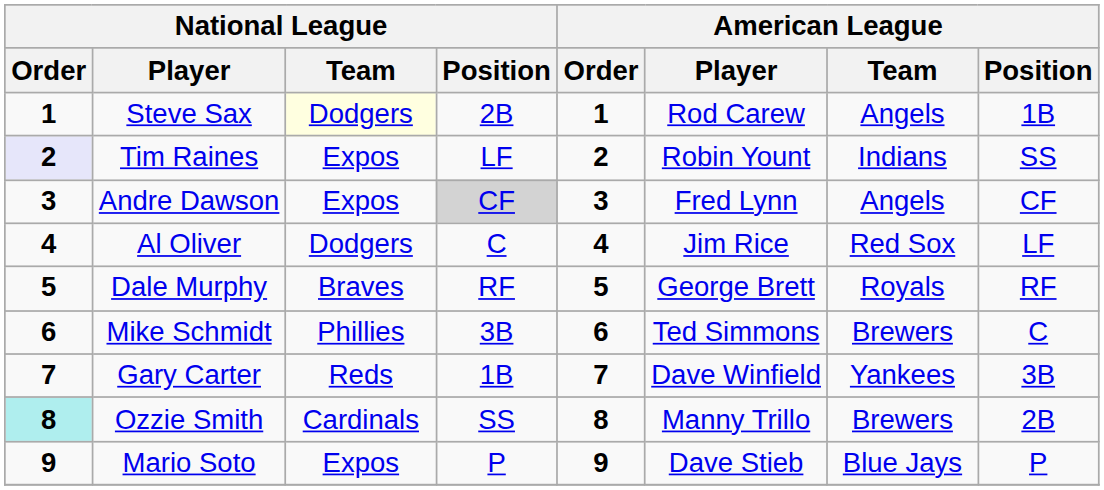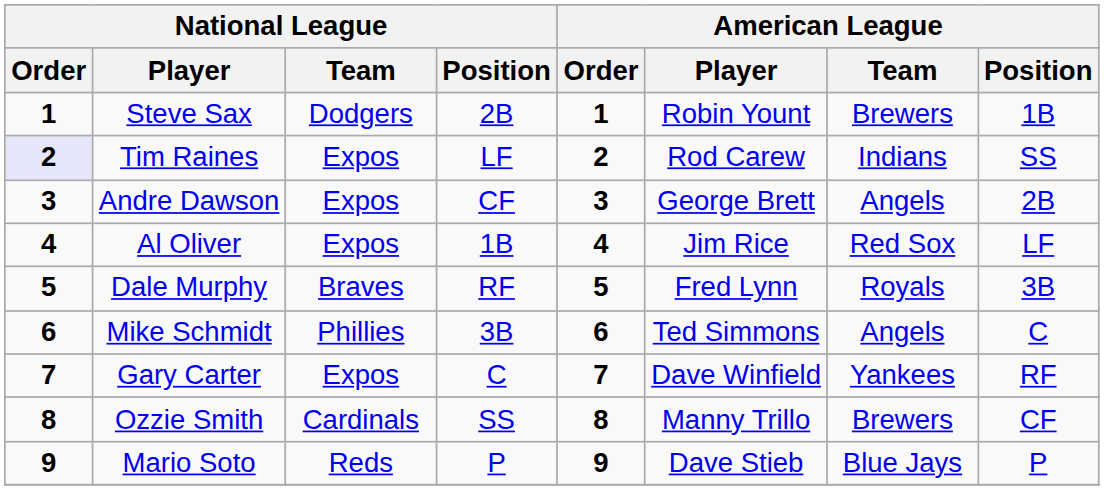(361, 113) lightyellow background -> (361, 113) no background
(736, 113) Rod Carew -> (736, 113) Robin Yount
(902, 113) Angels -> (902, 113) Brewers
(736, 157) Robin Yount -> (736, 157) Rod Carew
(497, 200) lightgrey background -> (497, 200) no background
(736, 200) Fred Lynn -> (736, 200) George Brett
(1038, 200) CF -> (1038, 200) 2B
(361, 244) Dodgers -> (361, 244) Expos
(497, 244) C -> (497, 244) 1B
(736, 288) George Brett -> (736, 288) Fred Lynn
(1038, 288) RF -> (1038, 288) 3B
(902, 331) Brewers -> (902, 331) Angels
(361, 375) Reds -> (361, 375) Expos
(497, 375) 1B -> (497, 375) C
(1038, 375) 3B -> (1038, 375) RF
(49, 419) paleturquoise background -> (49, 419) no background
(1038, 419) 2B -> (1038, 419) CF
(361, 462) Expos -> (361, 462) Reds
